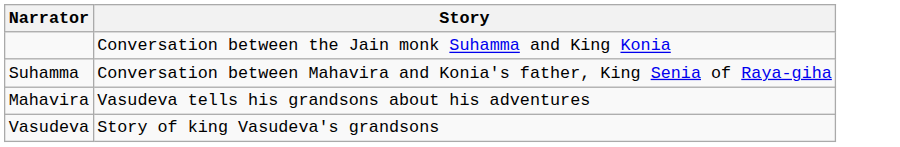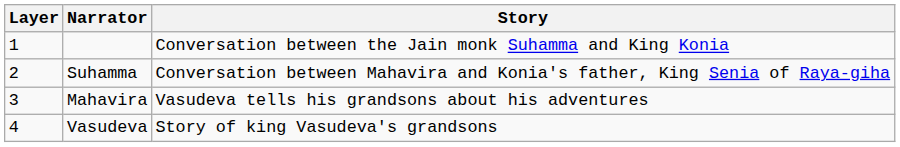+ column: (34, 18)
